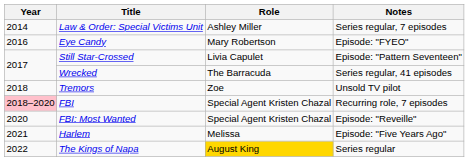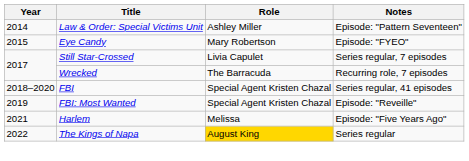(391, 27) Series regular, 7 episodes -> (399, 27) Episode: "Pattern Seventeen"
(17, 42) 2016 -> (17, 42) 2015
(399, 57) Episode: "Pattern Seventeen" -> (391, 57) Series regular, 7 episodes
(394, 73) Series regular, 41 episodes -> (392, 73) Recurring role, 7 episodes
- row: (77, 88)
(31, 103) pink background -> (31, 88) no background
(392, 103) Recurring role, 7 episodes -> (394, 88) Series regular, 41 episodes
(17, 118) 2020 -> (17, 103) 2019
